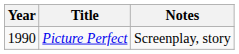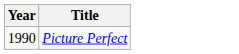- column: (182, 15)
